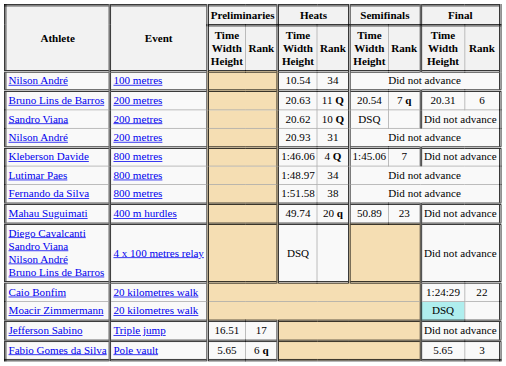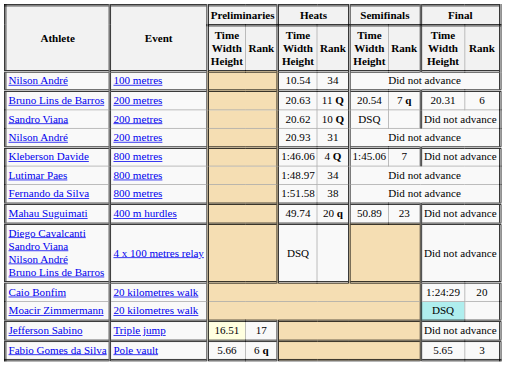(482, 292) 22 -> (482, 292) 20
(227, 331) no background -> (227, 331) lightyellow background
(227, 350) 5.65 -> (227, 350) 5.66
